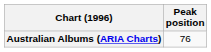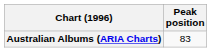(185, 39) 76 -> (185, 39) 83
